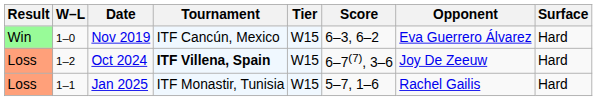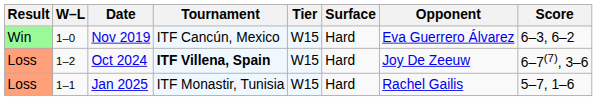columns swapped: (563, 15) <-> (359, 15)
